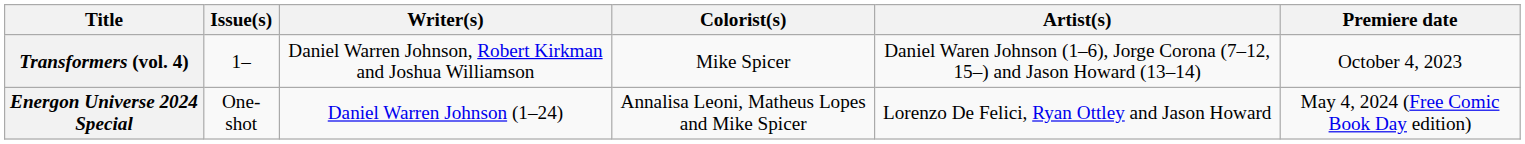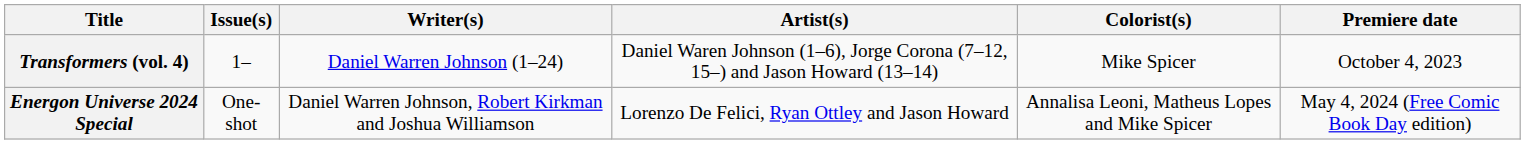columns swapped: (1077, 19) <-> (743, 19)
(445, 60) Daniel Warren Johnson, Robert Kirkman and Joshua Williamson -> (445, 60) Daniel Warren Johnson (1–24)
(445, 113) Daniel Warren Johnson (1–24) -> (445, 113) Daniel Warren Johnson, Robert Kirkman and Joshua Williamson
